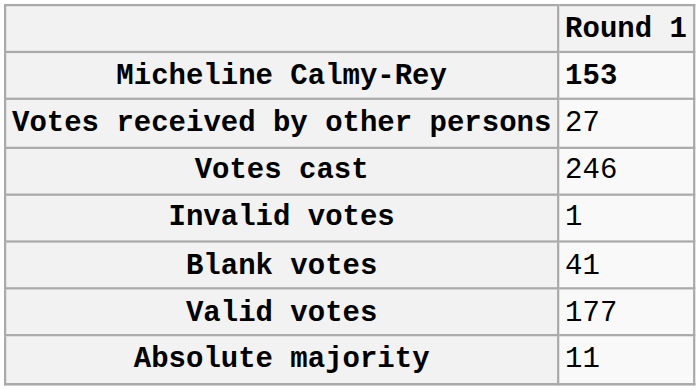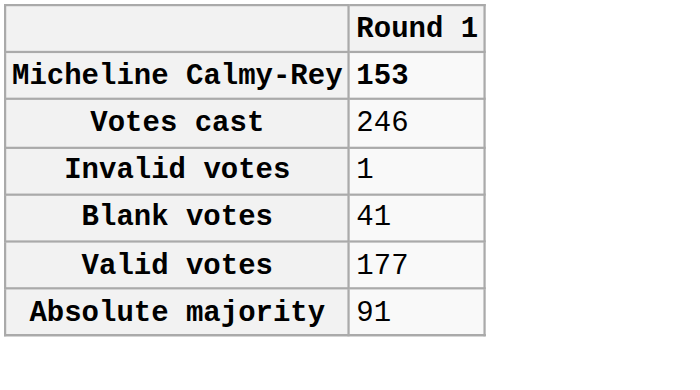- row: (282, 123)
(583, 359) 11 -> (374, 312) 91
